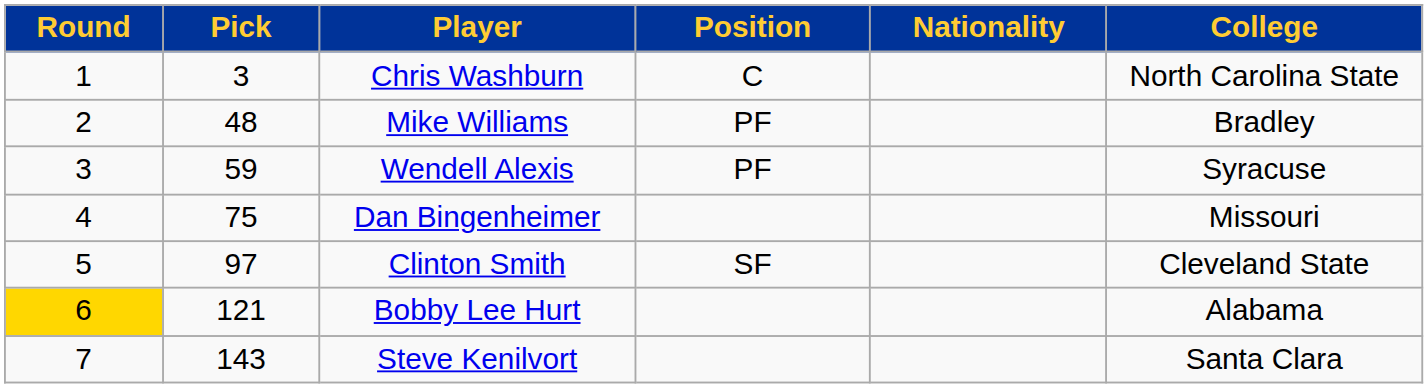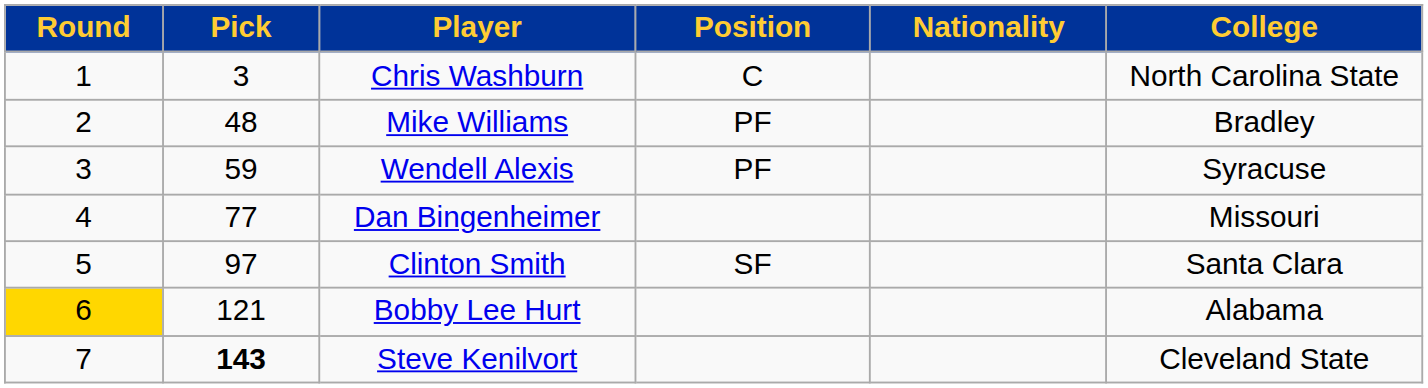(241, 216) 75 -> (241, 216) 77
(1264, 264) Cleveland State -> (1264, 264) Santa Clara
(241, 358) normal -> (241, 358) bold
(1264, 358) Santa Clara -> (1264, 358) Cleveland State
